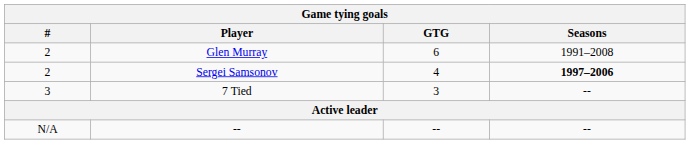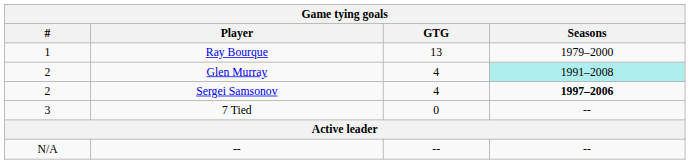+ row: (237, 52)
(436, 52) 6 -> (436, 72) 4
(587, 52) no background -> (587, 72) paleturquoise background
(436, 91) 3 -> (436, 110) 0
